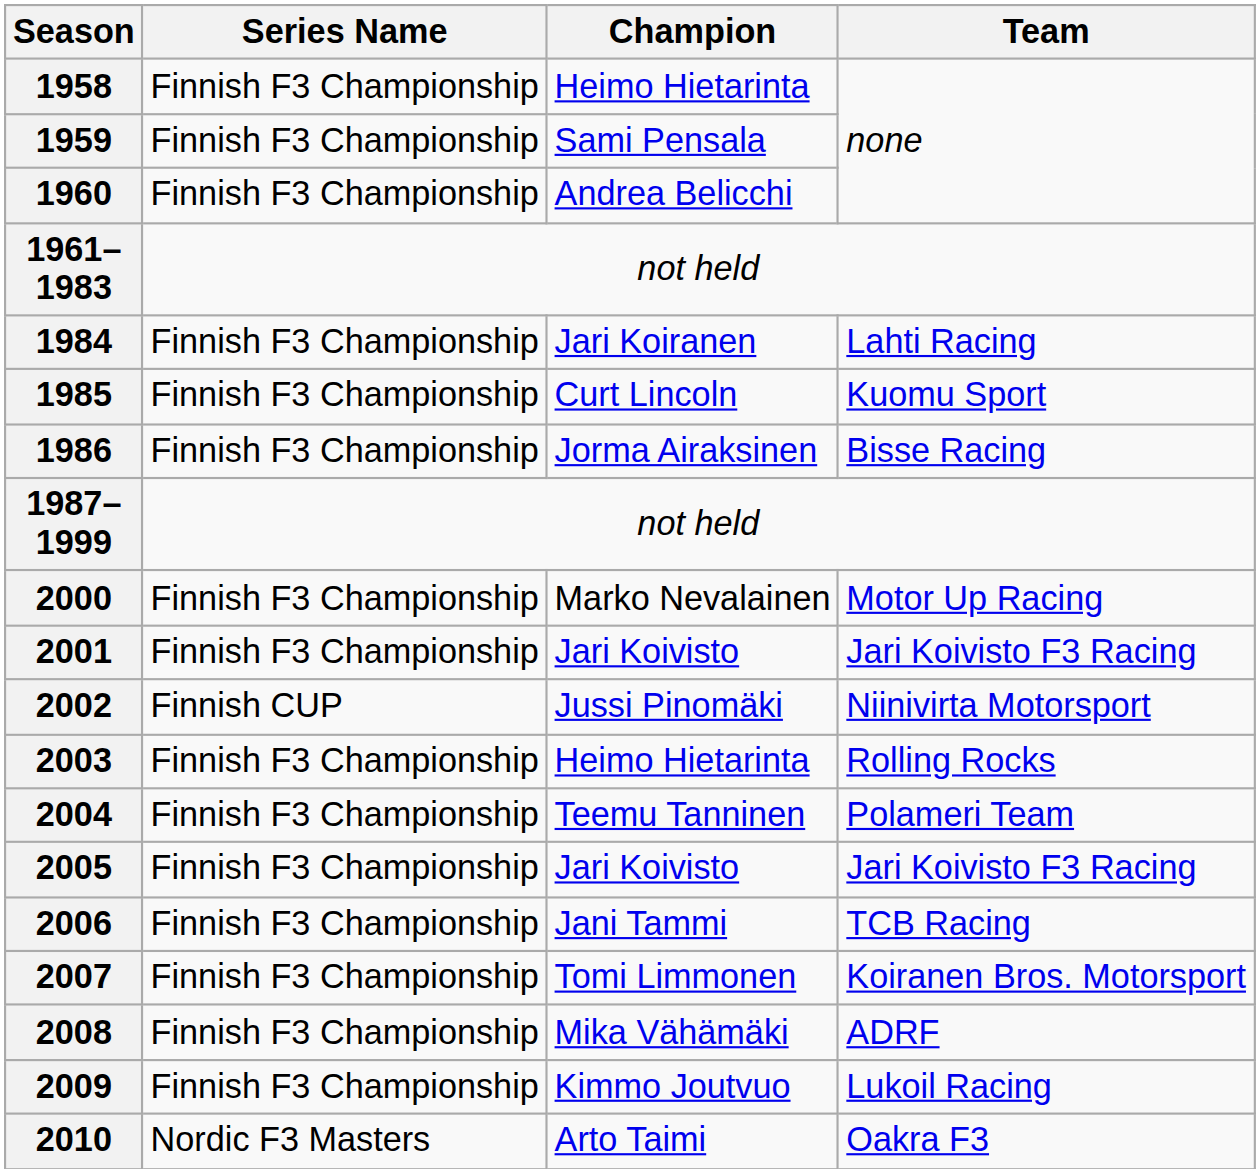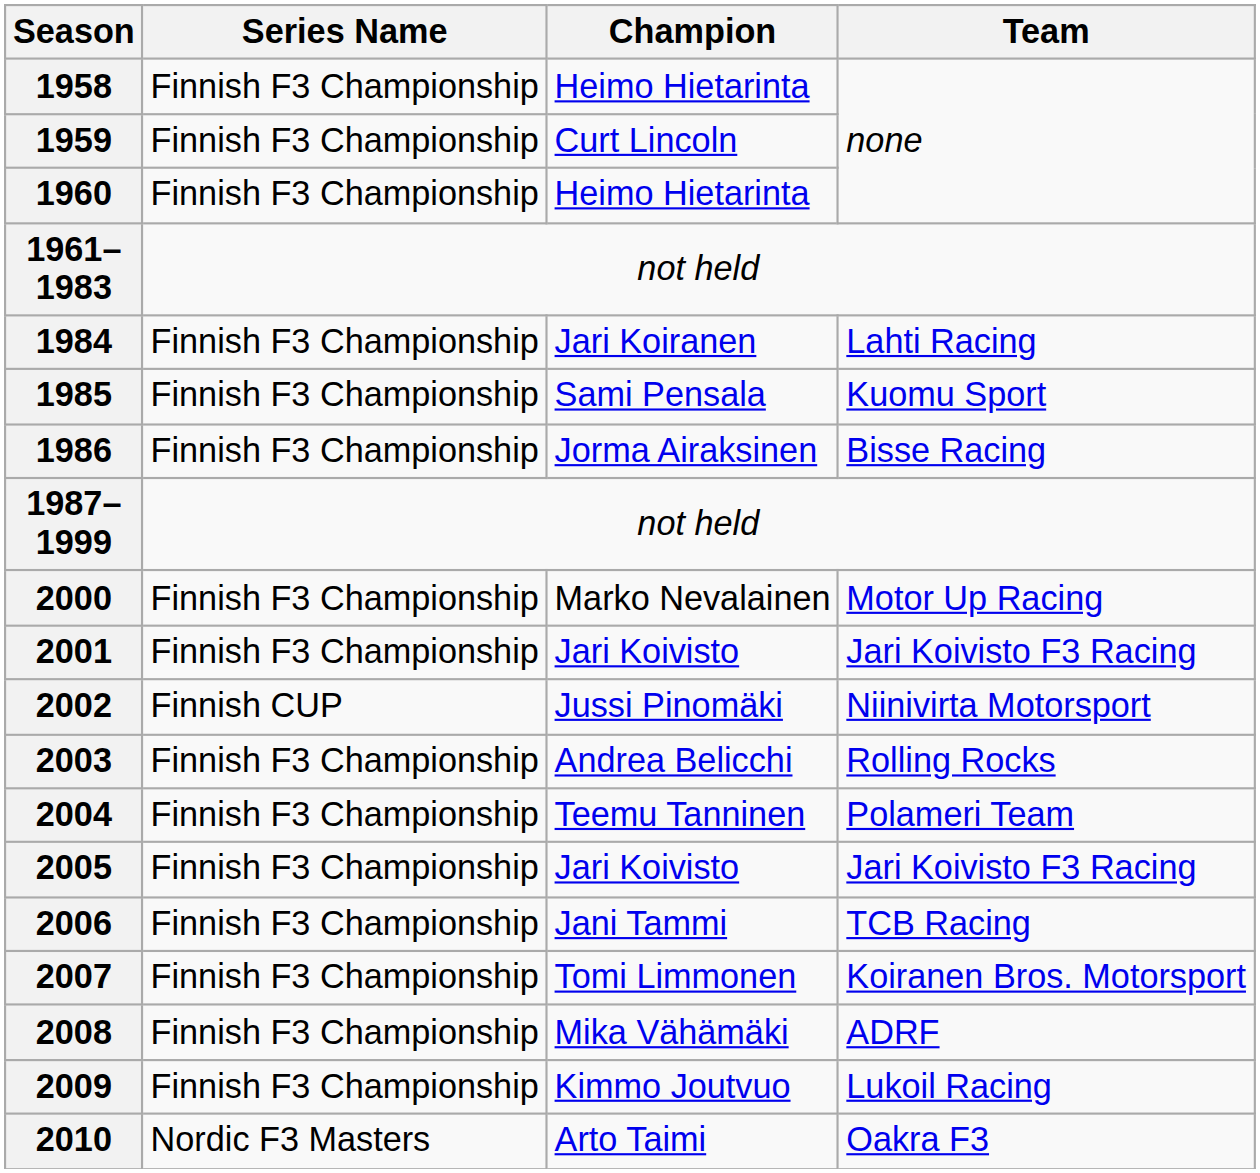(660, 140) Sami Pensala -> (646, 140) Curt Lincoln
(674, 194) Andrea Belicchi -> (682, 194) Heimo Hietarinta
(646, 395) Curt Lincoln -> (660, 395) Sami Pensala
(682, 760) Heimo Hietarinta -> (674, 760) Andrea Belicchi
